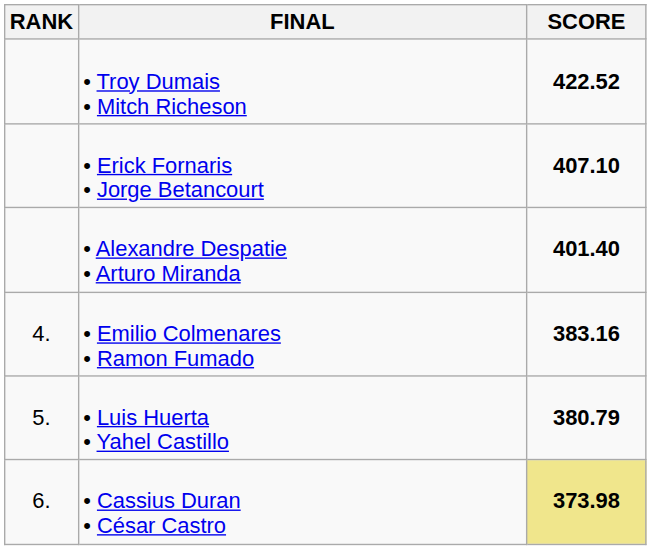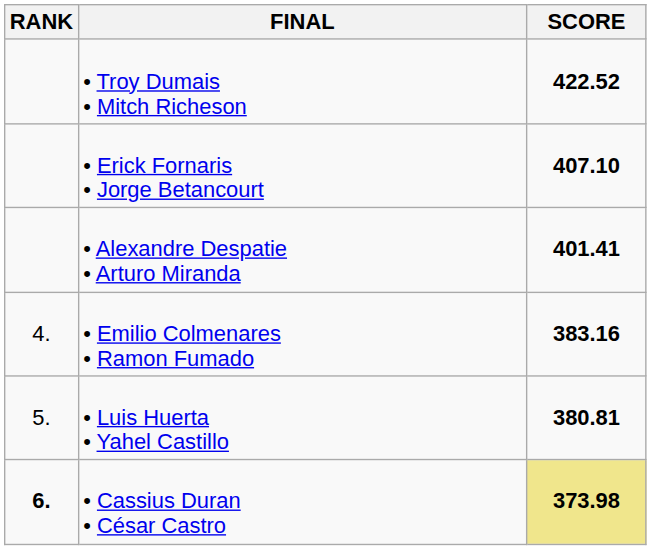(586, 249) 401.40 -> (586, 249) 401.41
(586, 417) 380.79 -> (586, 417) 380.81
(41, 501) normal -> (41, 501) bold
